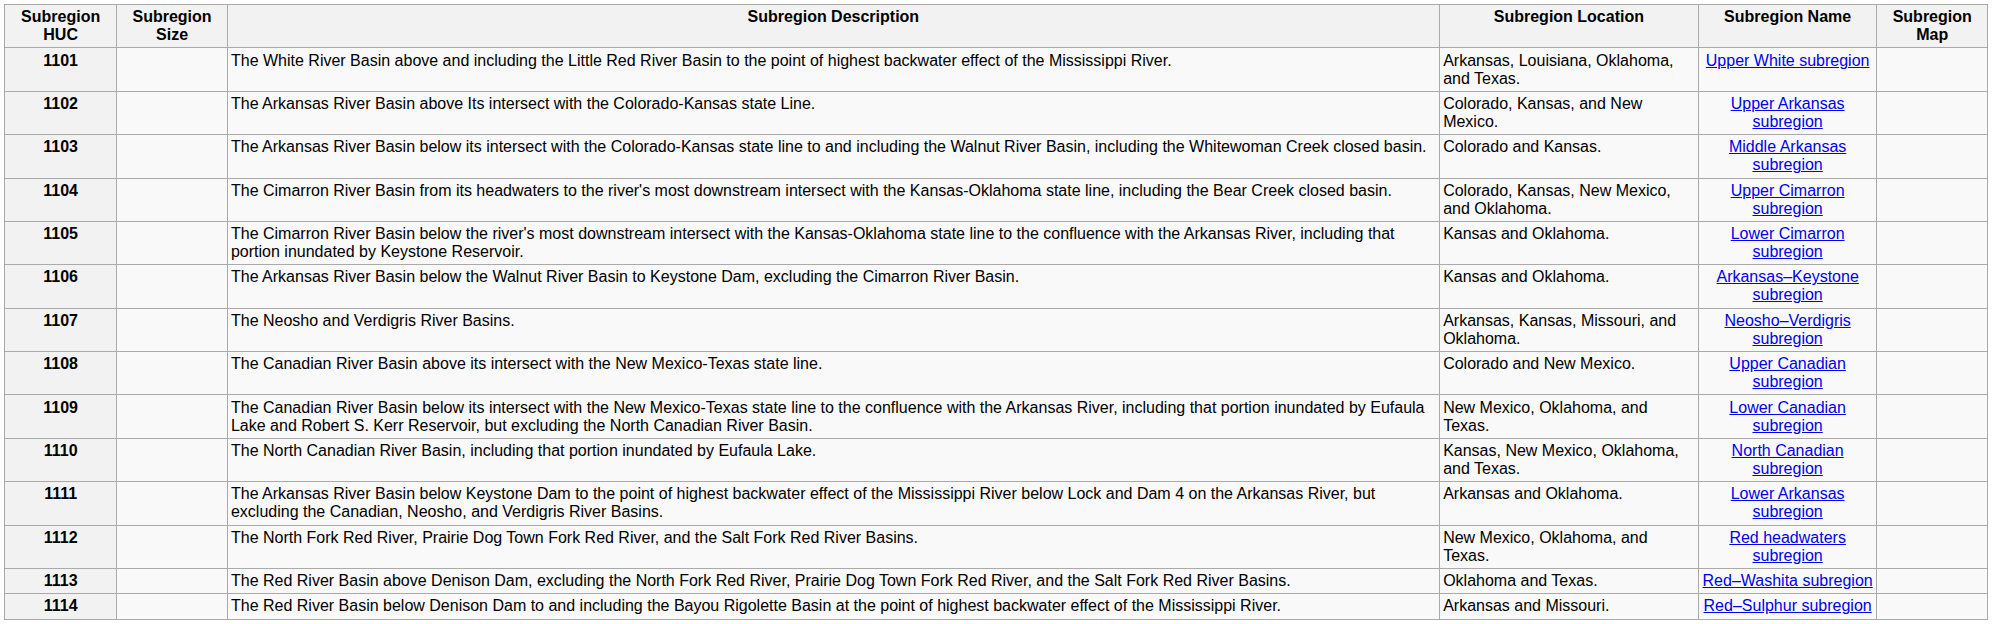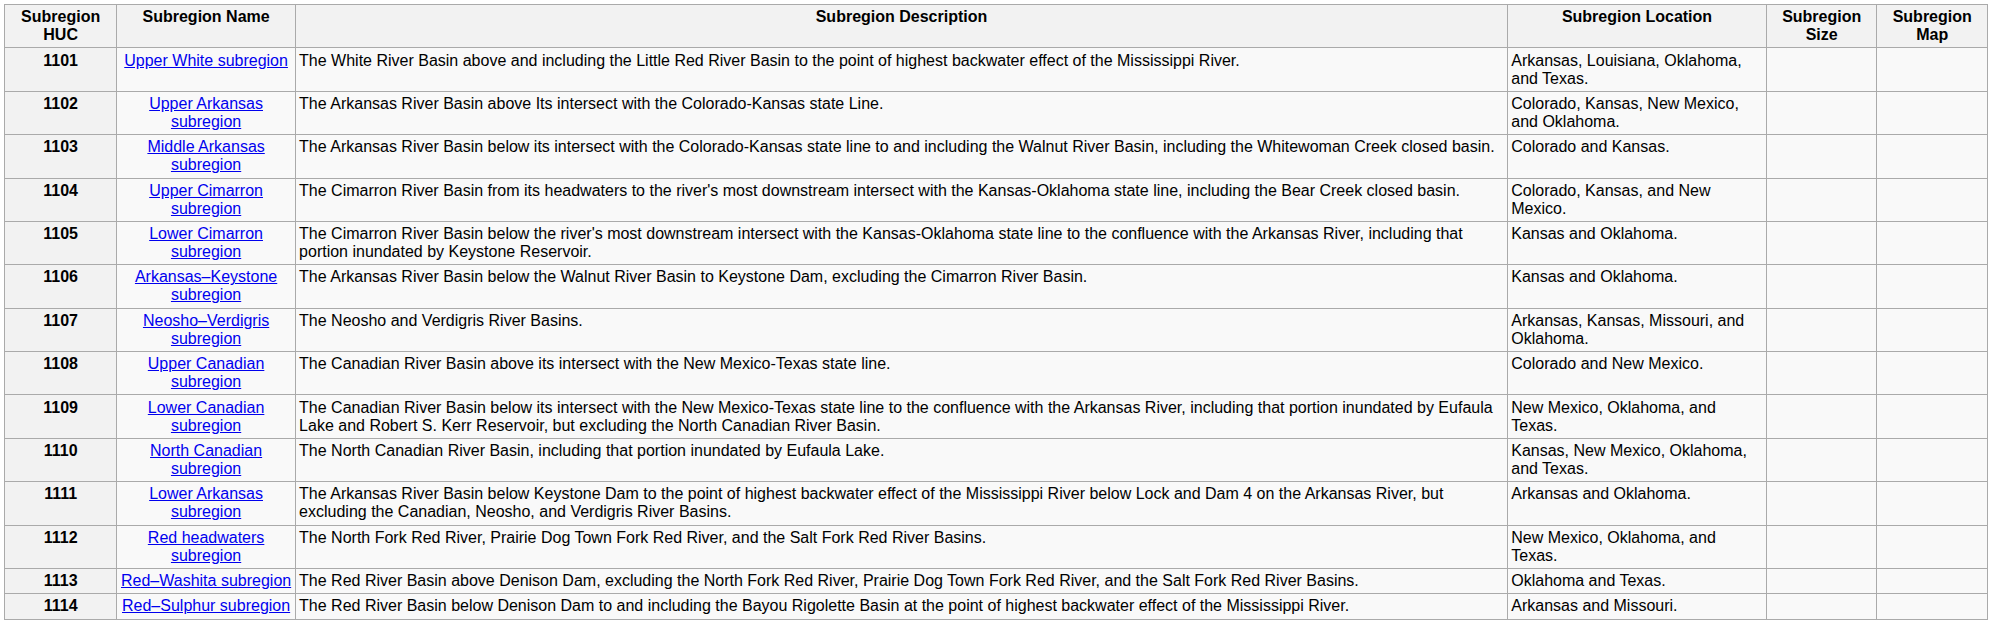columns swapped: (1788, 17) <-> (172, 26)
(1543, 112) Colorado, Kansas, and New Mexico. -> (1625, 112) Colorado, Kansas, New Mexico, and Oklahoma.
(1557, 199) Colorado, Kansas, New Mexico, and Oklahoma. -> (1611, 199) Colorado, Kansas, and New Mexico.
